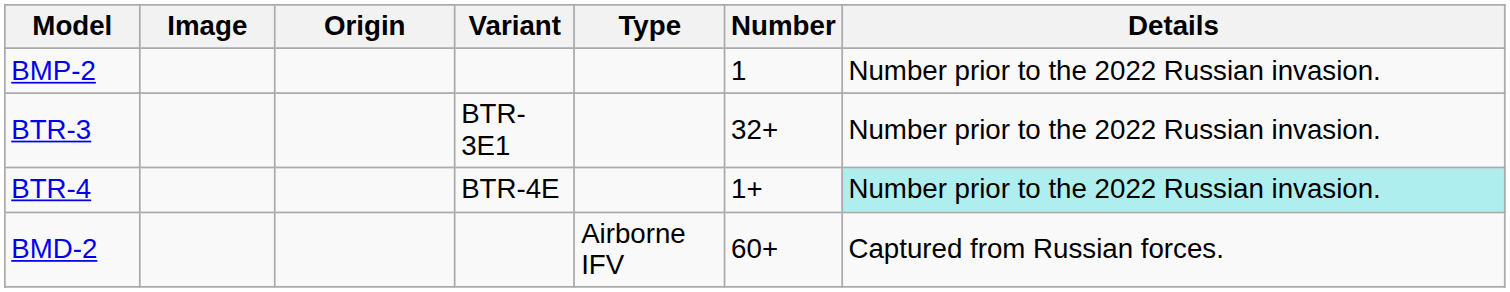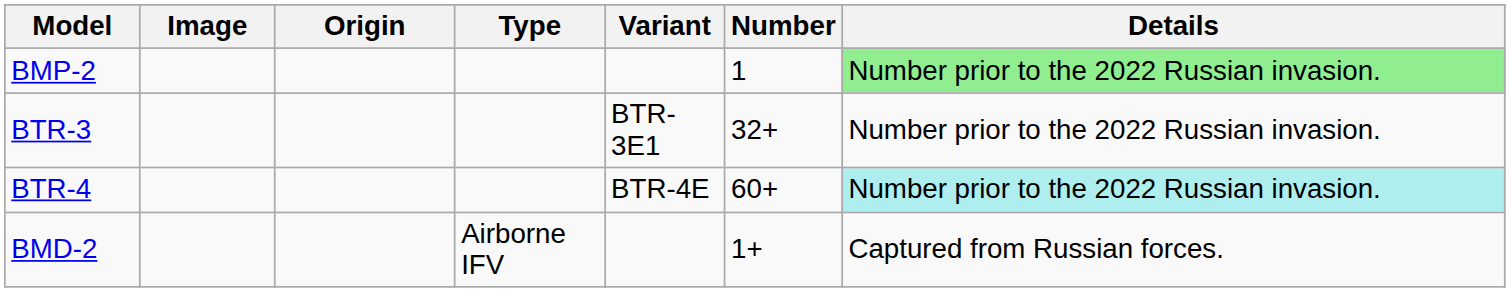columns swapped: (650, 26) <-> (515, 26)
(1115, 70) no background -> (1115, 70) lightgreen background
(747, 189) 1+ -> (755, 189) 60+
(755, 248) 60+ -> (747, 248) 1+
